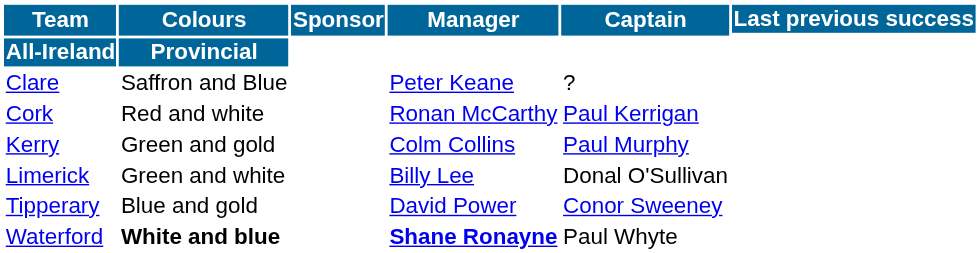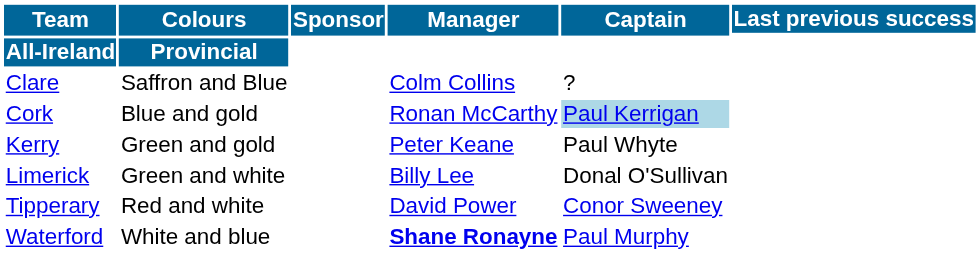(452, 82) Peter Keane -> (452, 82) Colm Collins
(192, 113) Red and white -> (189, 113) Blue and gold
(631, 113) no background -> (631, 113) lightblue background
(452, 144) Colm Collins -> (452, 144) Peter Keane
(626, 144) Paul Murphy -> (620, 144) Paul Whyte
(189, 206) Blue and gold -> (192, 206) Red and white
(201, 236) bold -> (196, 236) normal
(620, 236) Paul Whyte -> (626, 236) Paul Murphy
